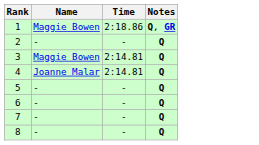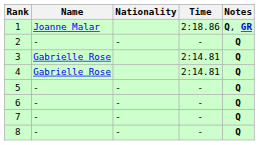+ column: (146, 12)
(67, 27) Maggie Bowen -> (67, 27) Joanne Malar
(67, 57) Maggie Bowen -> (72, 57) Gabrielle Rose
(67, 72) Joanne Malar -> (72, 72) Gabrielle Rose
